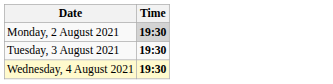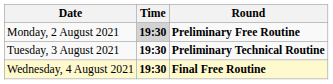+ column: (248, 13)
